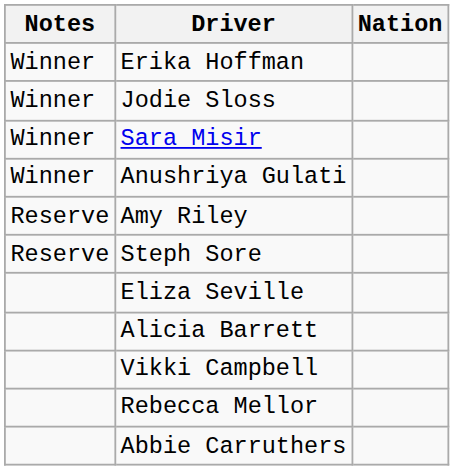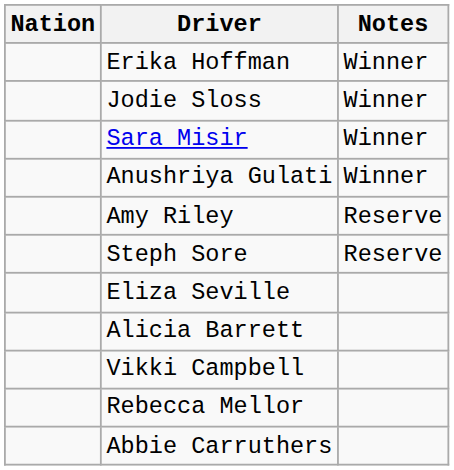columns swapped: (400, 24) <-> (60, 24)
